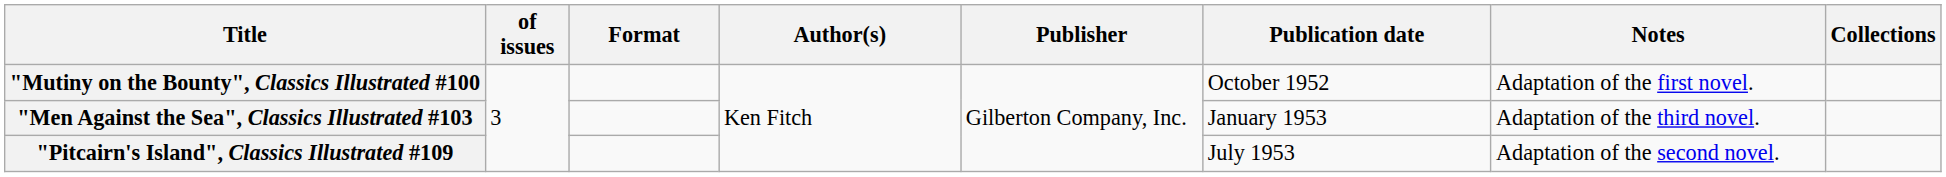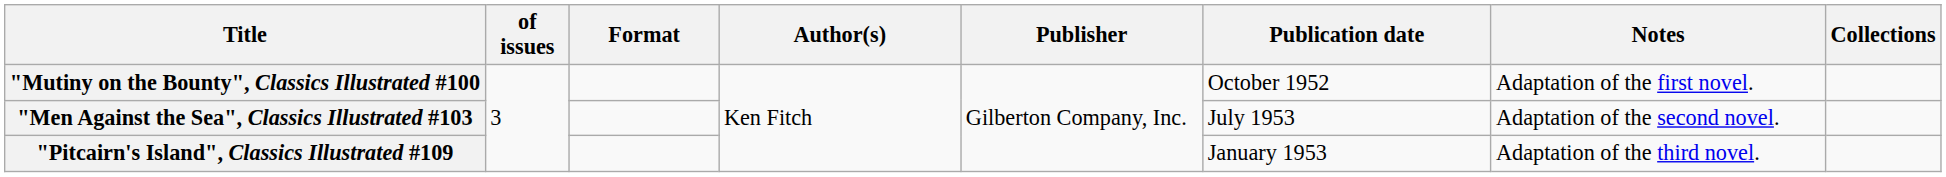(1267, 117) January 1953 -> (1251, 117) July 1953
(1628, 117) Adaptation of the third novel. -> (1638, 117) Adaptation of the second novel.
(1251, 152) July 1953 -> (1267, 152) January 1953
(1638, 152) Adaptation of the second novel. -> (1628, 152) Adaptation of the third novel.
